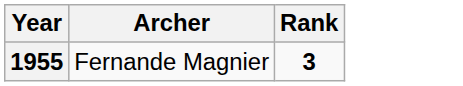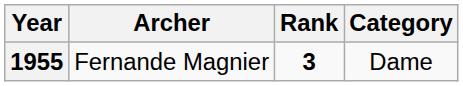+ column: (401, 23)
